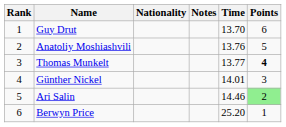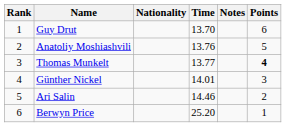columns swapped: (233, 12) <-> (204, 12)
(264, 96) lightgreen background -> (264, 96) no background
